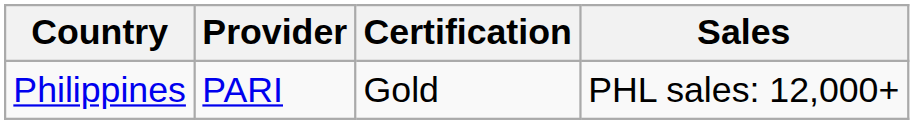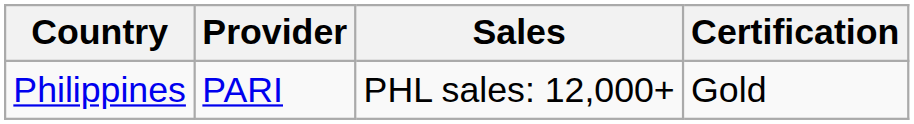columns swapped: (468, 32) <-> (744, 32)
